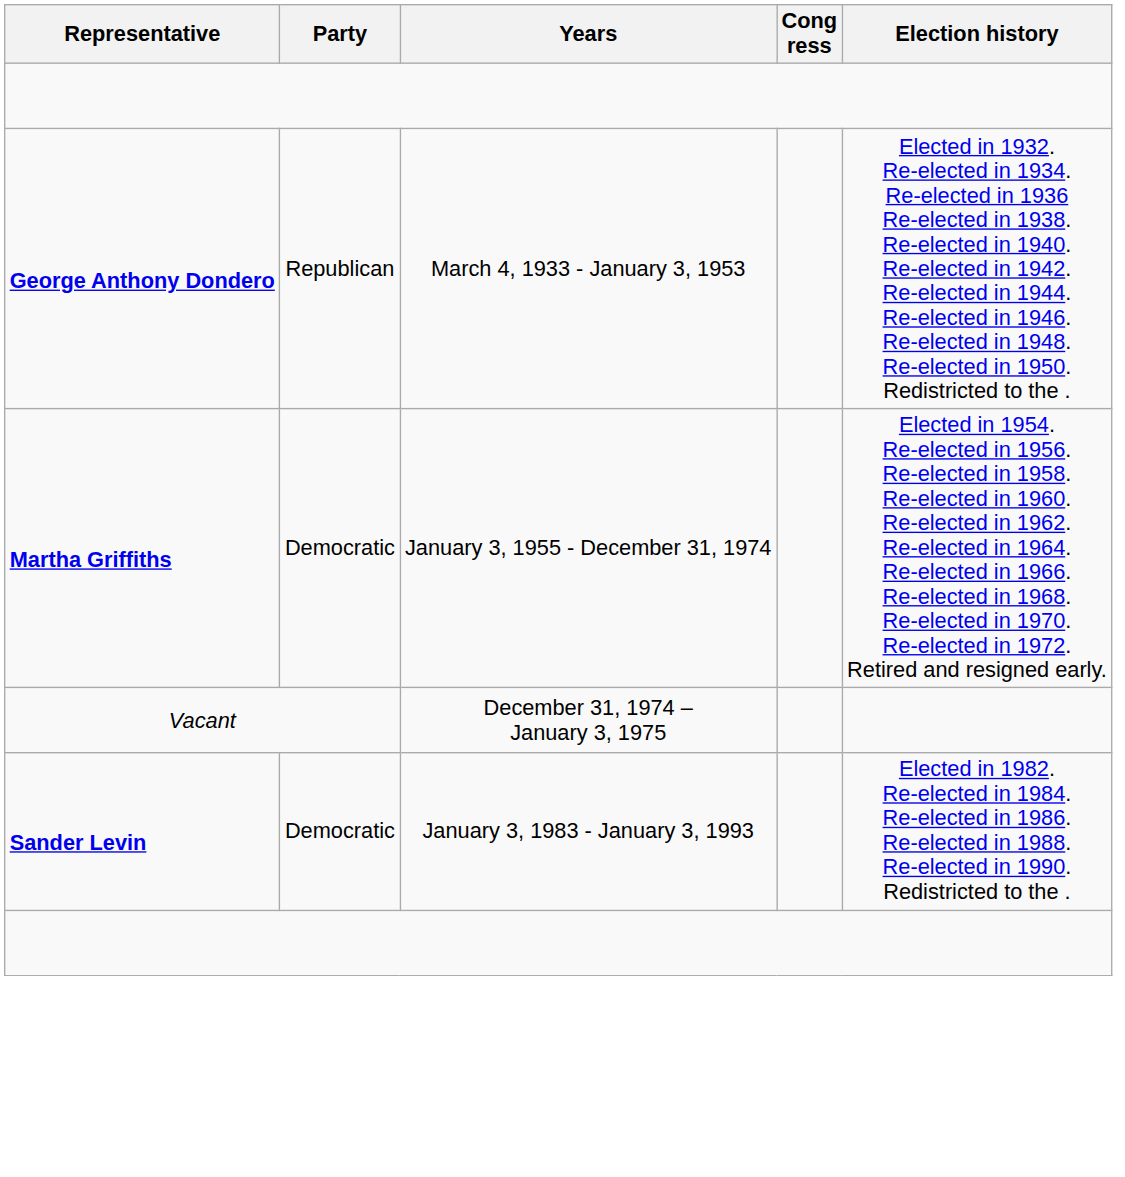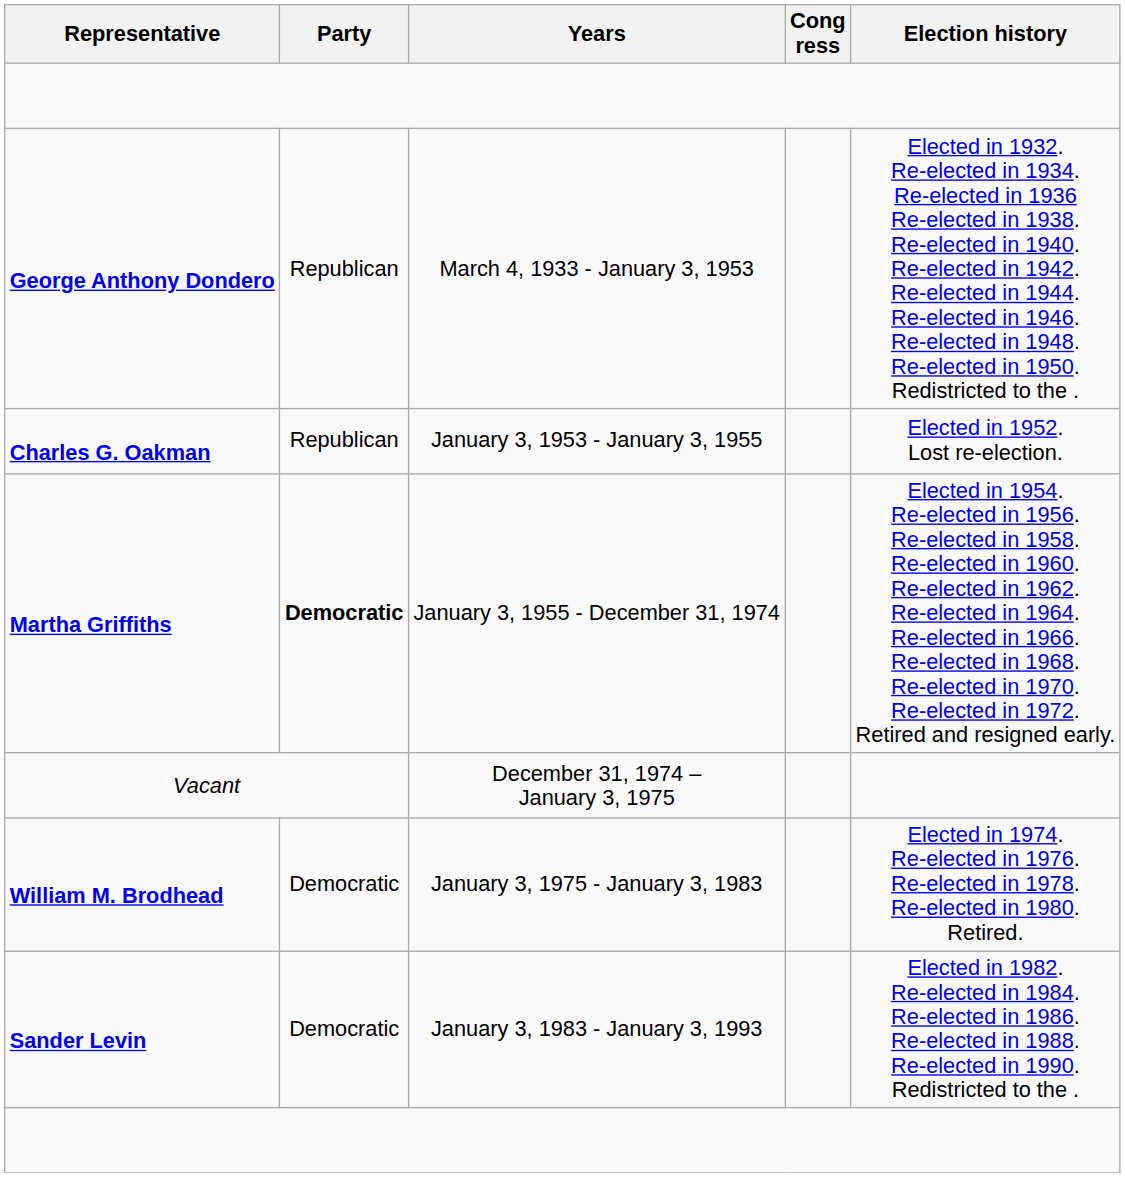+ row: (110, 452)
(340, 547) normal -> (344, 613) bold
+ row: (117, 896)
